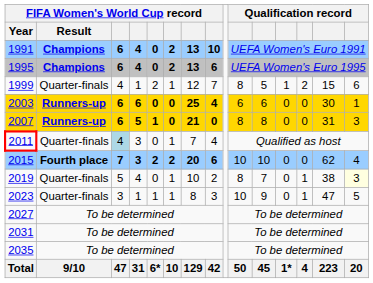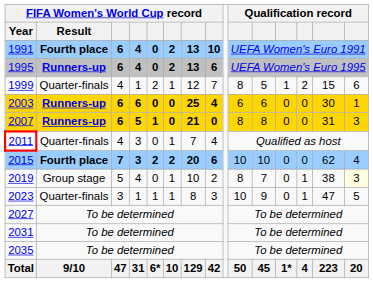(74, 49) Champions -> (74, 49) Fourth place
(74, 67) Champions -> (74, 67) Runners-up
(120, 141) lightblue background -> (120, 141) no background
(74, 178) Quarter-finals -> (74, 178) Group stage
